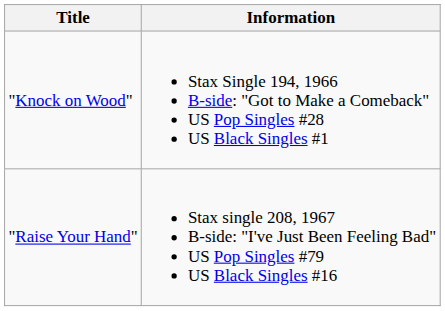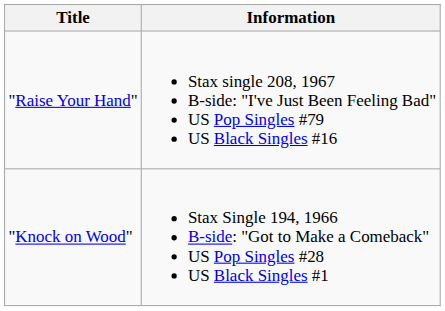rows swapped: (71, 99) <-> (73, 237)
